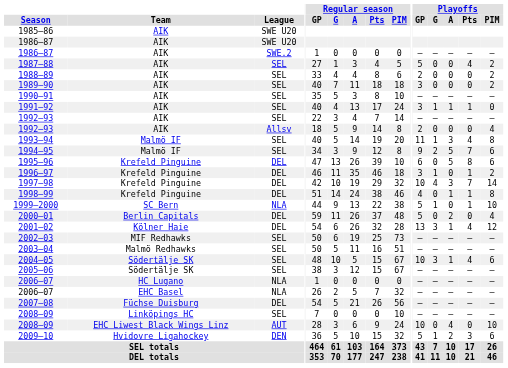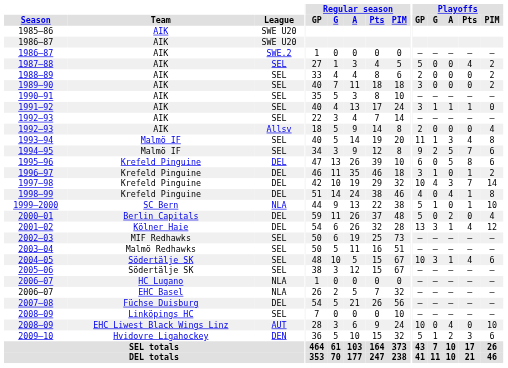(451, 194) 1 -> (451, 194) 4
